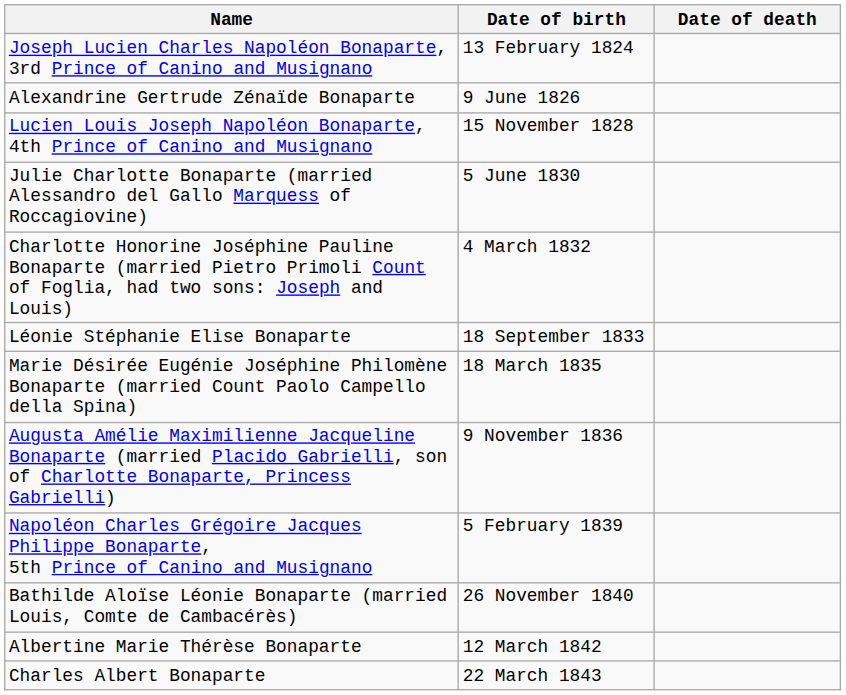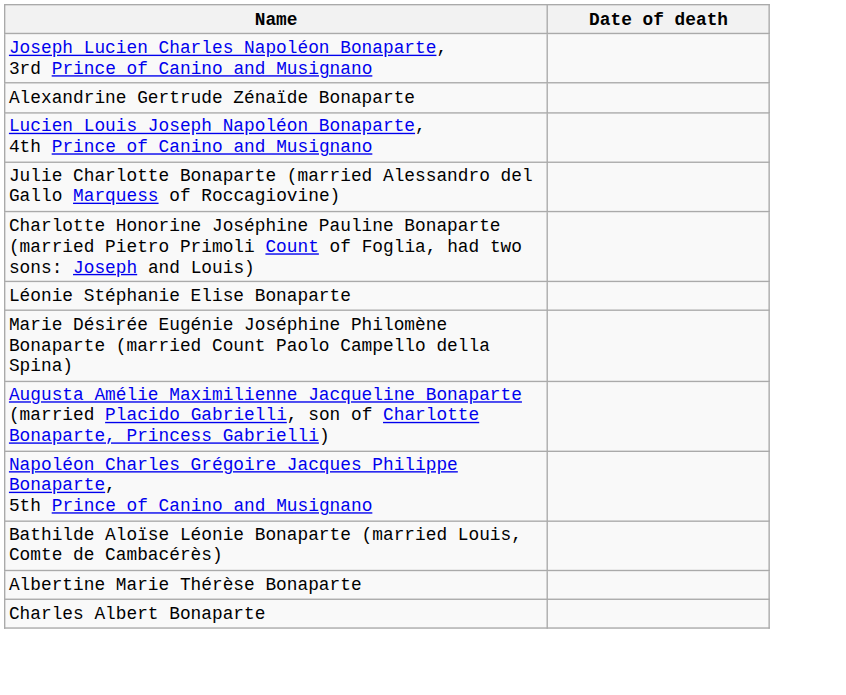- column: (556, 19)
